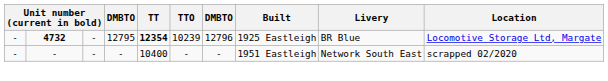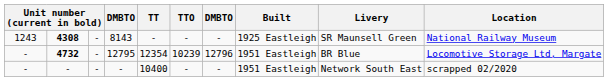+ row: (68, 38)
(154, 38) bold -> (154, 53) normal
(277, 38) 1925 Eastleigh -> (277, 53) 1951 Eastleigh
